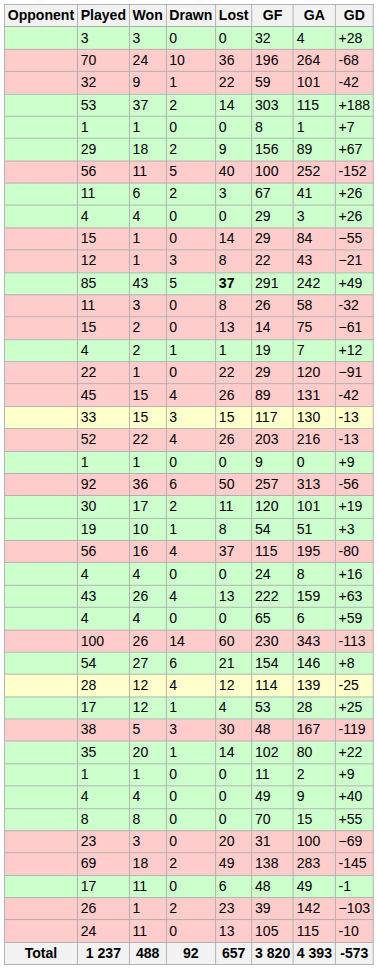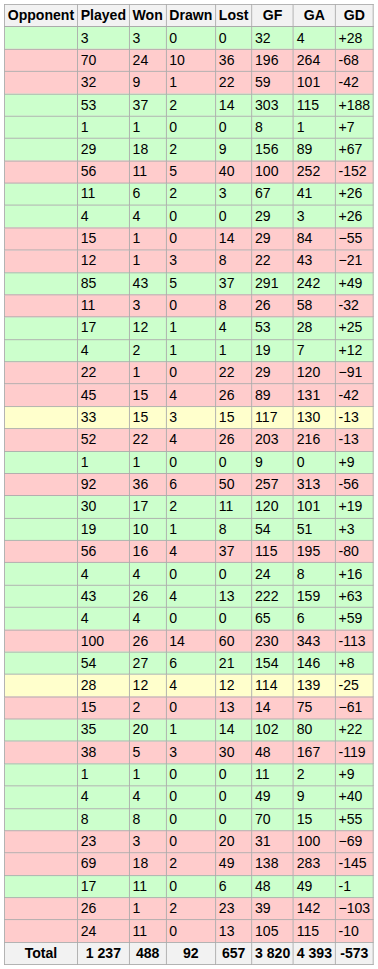(227, 283) bold -> (227, 283) normal
rows swapped: (88, 707) <-> (88, 328)
rows swapped: (88, 730) <-> (88, 752)
